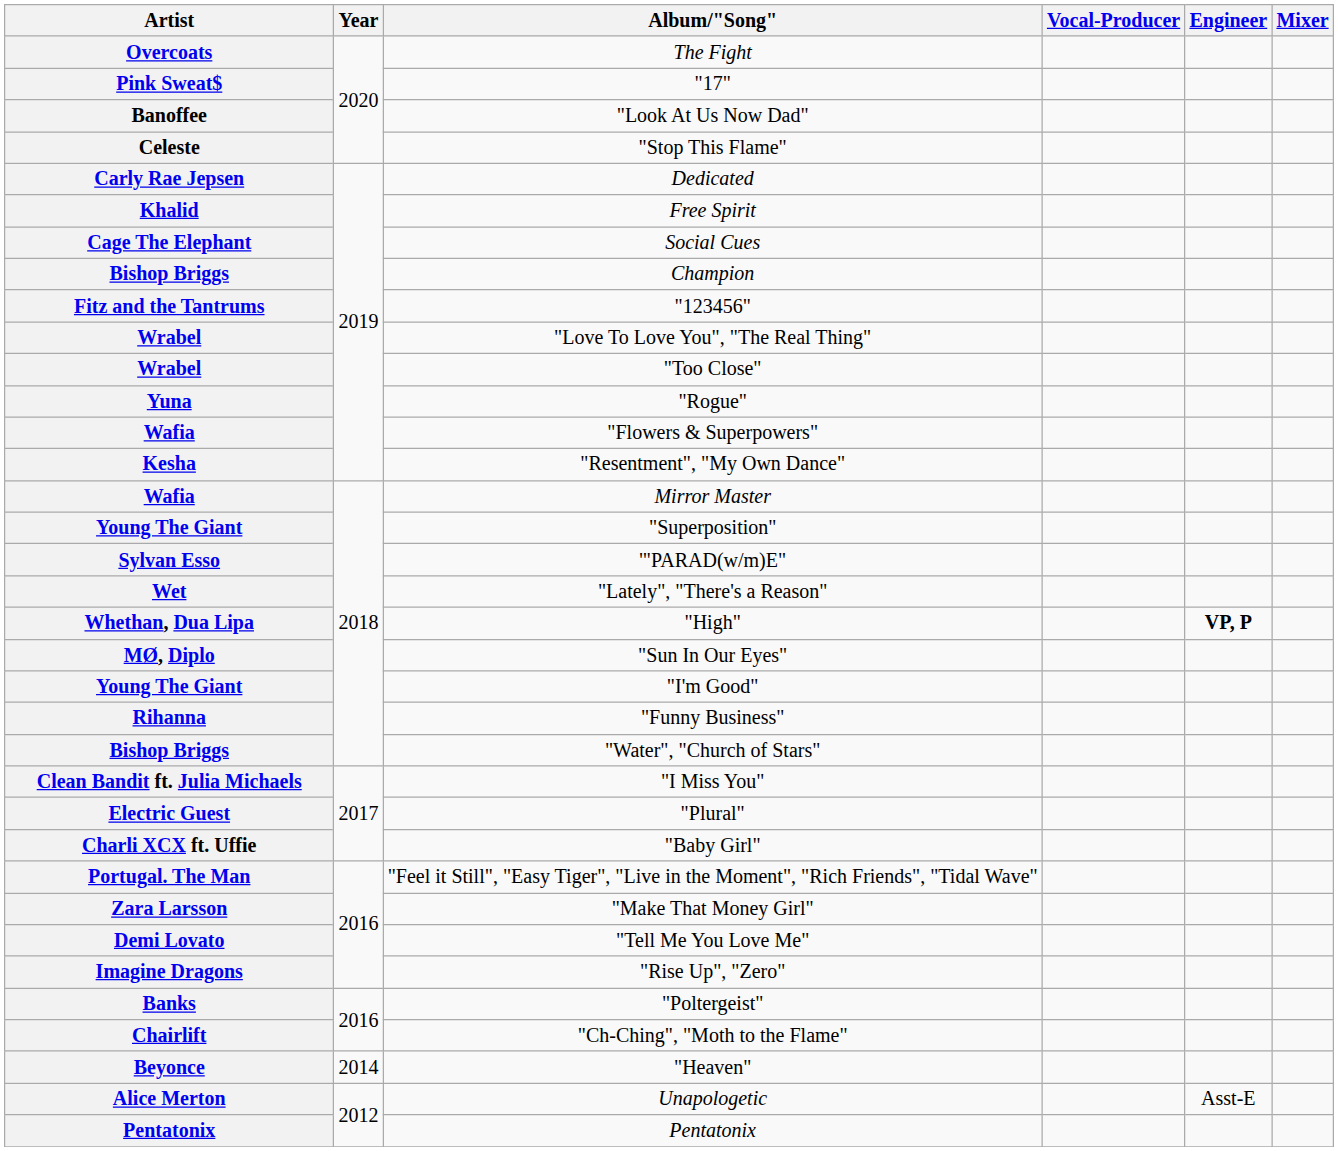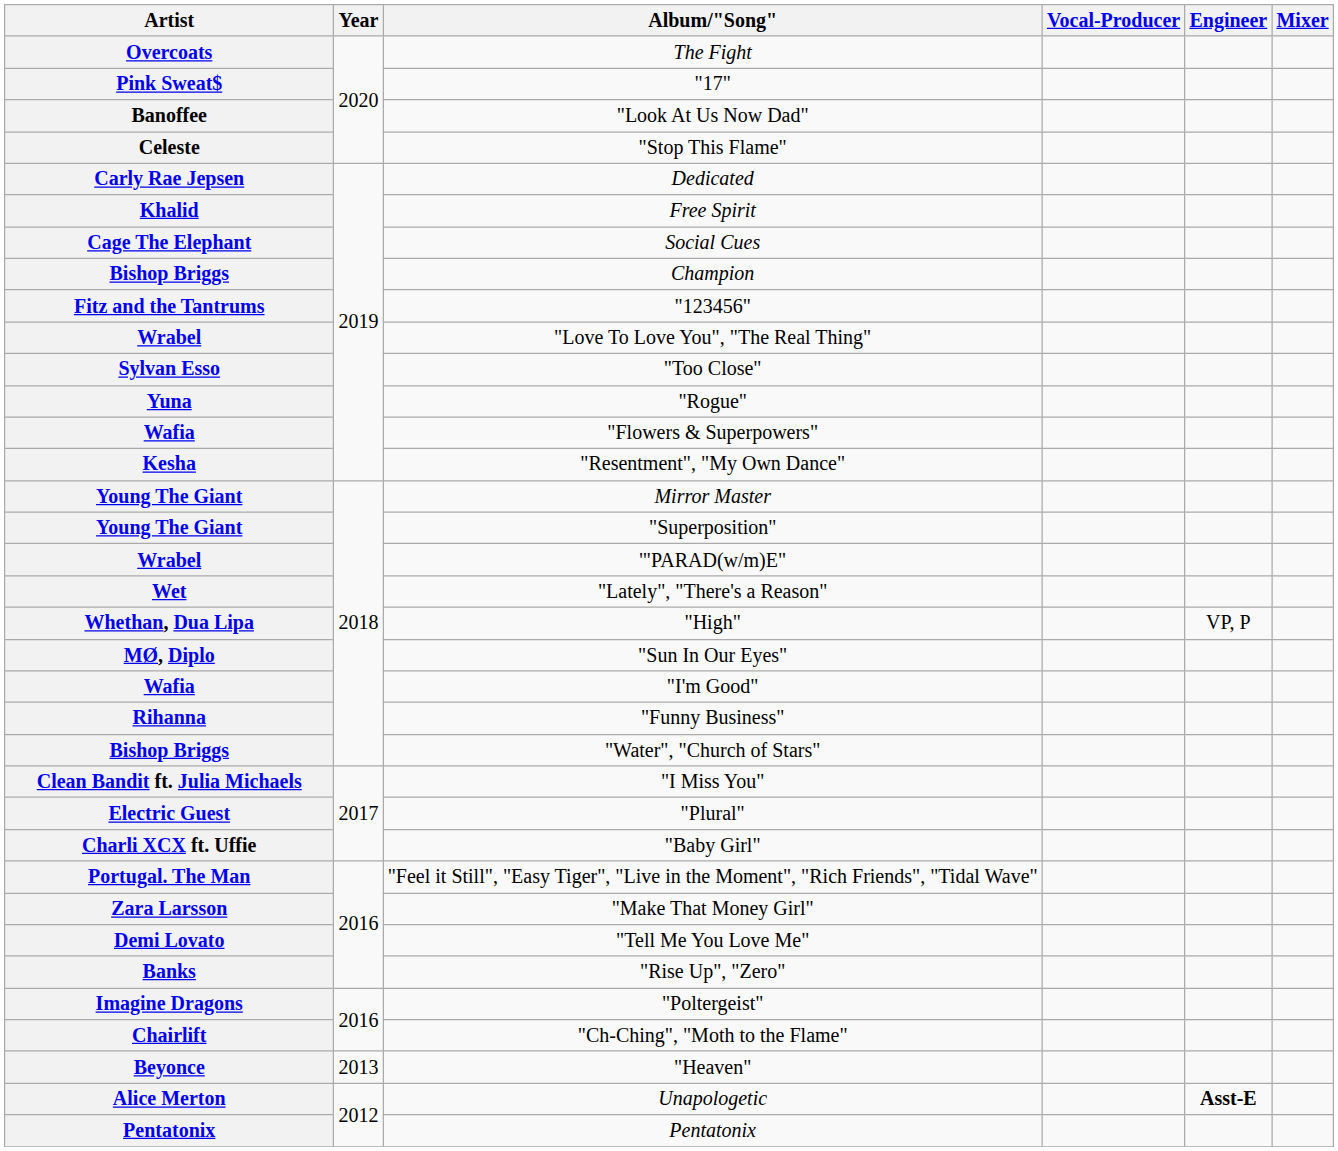(169, 369) Wrabel -> (169, 369) Sylvan Esso
(169, 496) Wafia -> (169, 496) Young The Giant
(169, 559) Sylvan Esso -> (169, 559) Wrabel
(1228, 623) bold -> (1228, 623) normal
(169, 686) Young The Giant -> (169, 686) Wafia
(169, 971) Imagine Dragons -> (169, 971) Banks
(169, 1003) Banks -> (169, 1003) Imagine Dragons
(358, 1067) 2014 -> (358, 1067) 2013
(1228, 1098) normal -> (1228, 1098) bold
